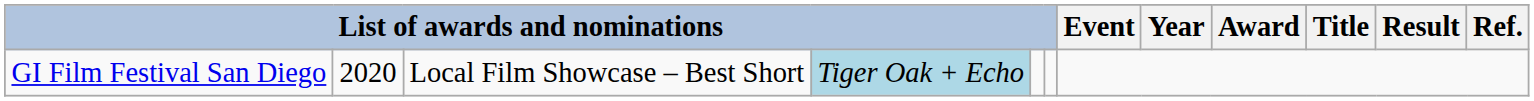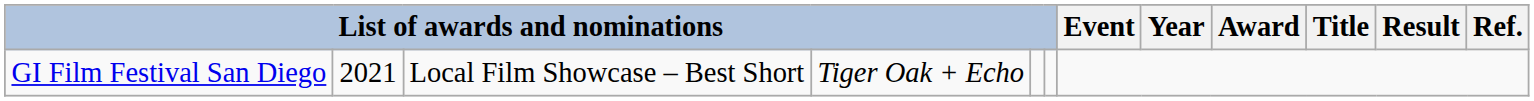(368, 72) 2020 -> (368, 72) 2021
(921, 72) lightblue background -> (921, 72) no background
